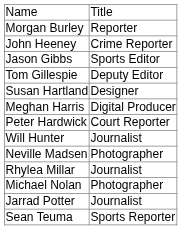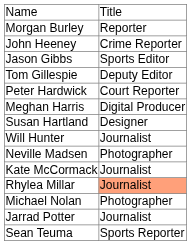rows swapped: (46, 122) <-> (47, 91)
+ row: (52, 169)
(116, 169) no background -> (125, 185) lightsalmon background
